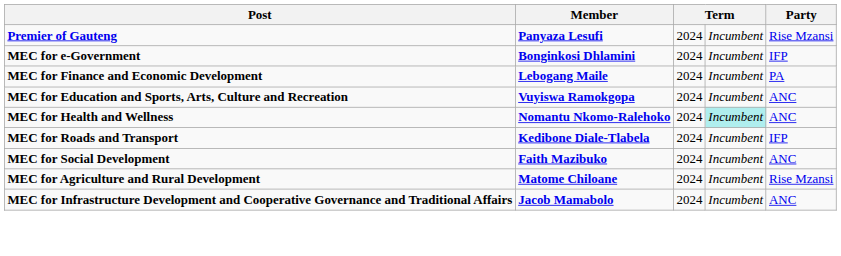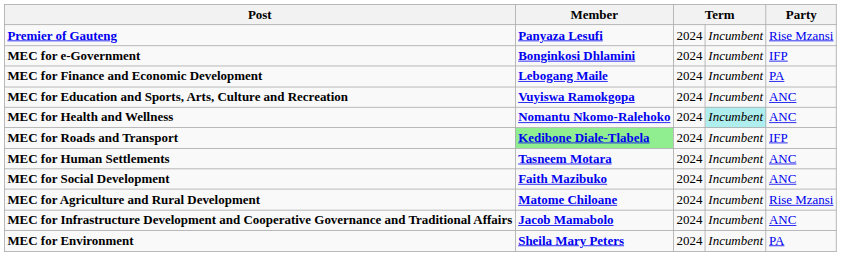(584, 138) no background -> (584, 138) lightgreen background
+ row: (88, 158)
+ row: (71, 240)
